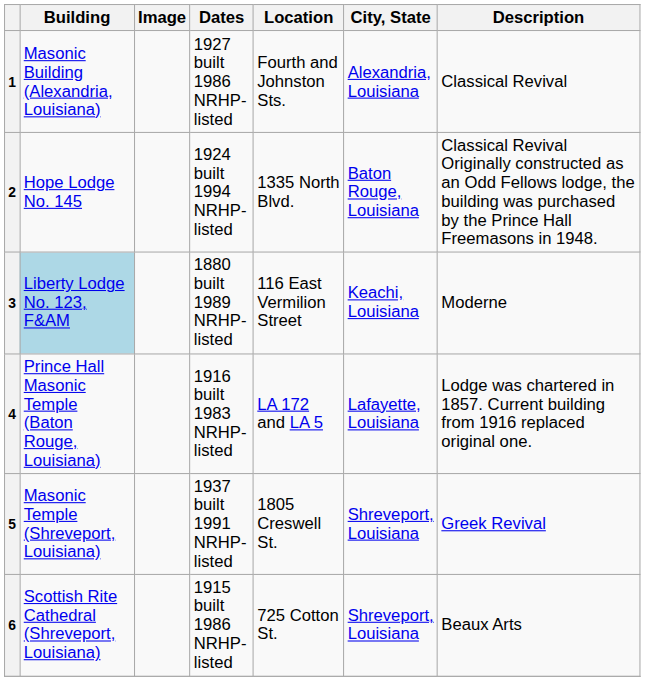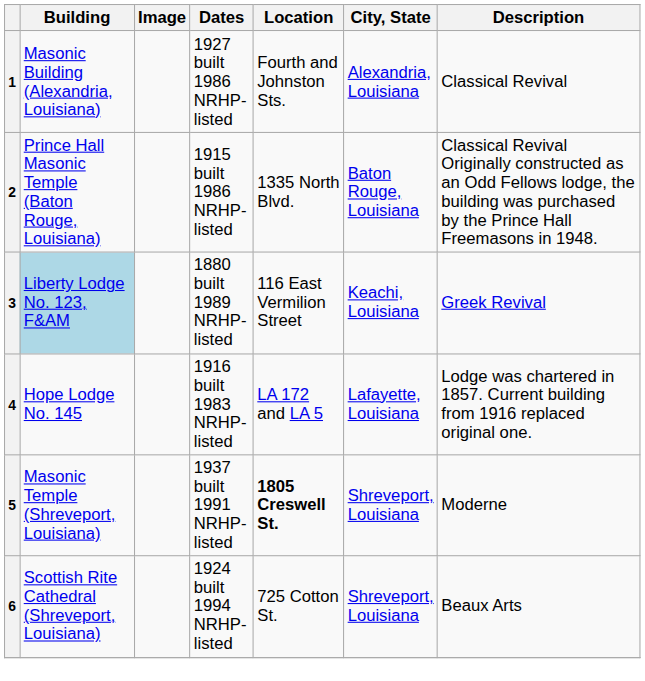(69, 192) Hope Lodge No. 145 -> (64, 192) Prince Hall Masonic Temple (Baton Rouge, Louisiana)
(220, 192) 1924 built 1994 NRHP-listed -> (220, 192) 1915 built 1986 NRHP-listed
(474, 302) Moderne -> (494, 302) Greek Revival
(64, 413) Prince Hall Masonic Temple (Baton Rouge, Louisiana) -> (69, 404) Hope Lodge No. 145
(289, 524) normal -> (292, 505) bold
(494, 524) Greek Revival -> (474, 505) Moderne
(220, 625) 1915 built 1986 NRHP-listed -> (220, 606) 1924 built 1994 NRHP-listed
